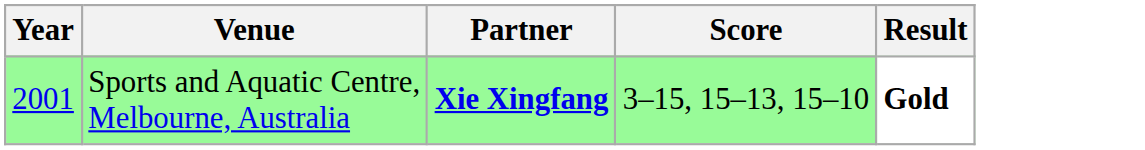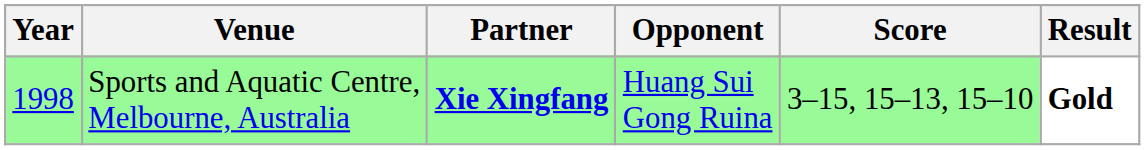+ column: (698, 30)
(43, 99) 2001 -> (43, 99) 1998
